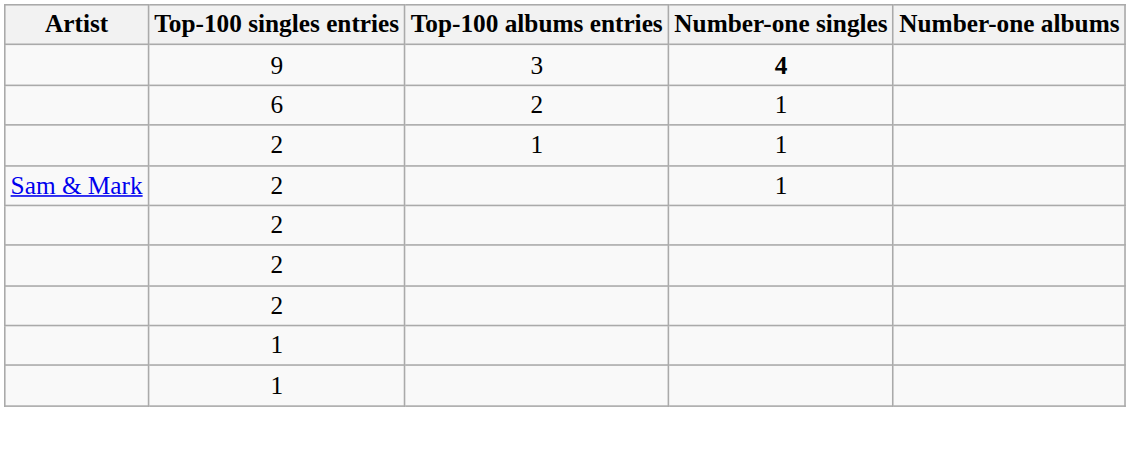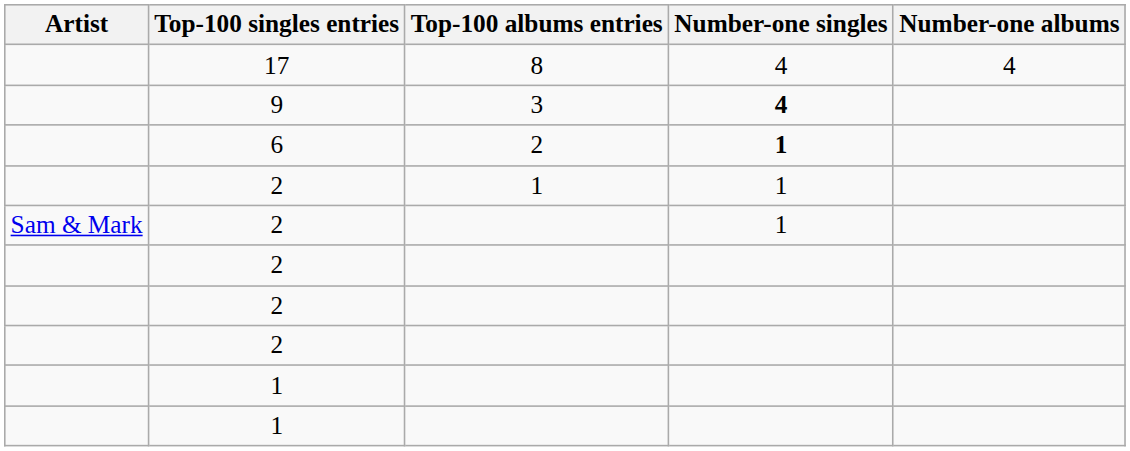+ row: (277, 64)
(781, 104) normal -> (781, 144) bold
